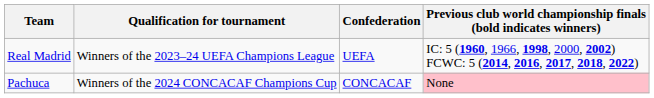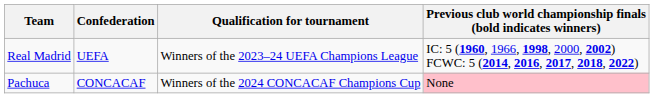columns swapped: (381, 21) <-> (207, 21)
